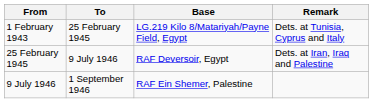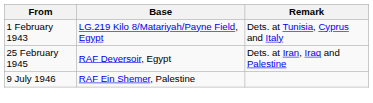- column: (100, 12)
